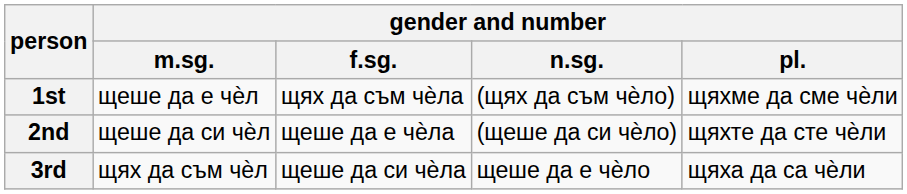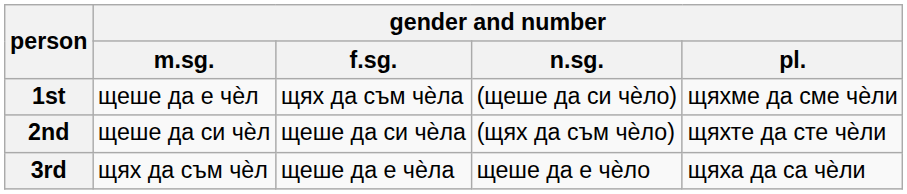(576, 96) (щях да съм чѐло) -> (577, 96) (щеше да си чѐлo)
(368, 133) щеше да е чѐла -> (373, 133) щеше да си чѐла
(577, 133) (щеше да си чѐлo) -> (576, 133) (щях да съм чѐло)
(373, 170) щеше да си чѐла -> (368, 170) щеше да е чѐла
